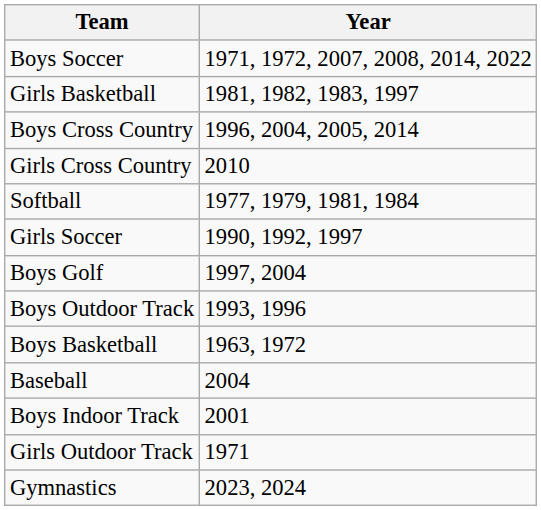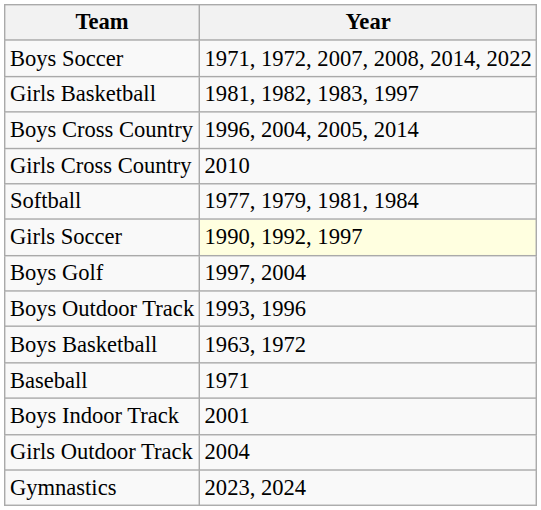(284, 237) no background -> (284, 237) lightyellow background
(227, 380) 2004 -> (227, 380) 1971
(227, 451) 1971 -> (227, 451) 2004
